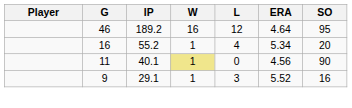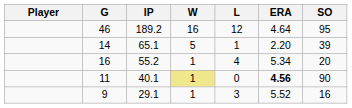+ row: (105, 45)
(281, 62) normal -> (281, 78) bold
